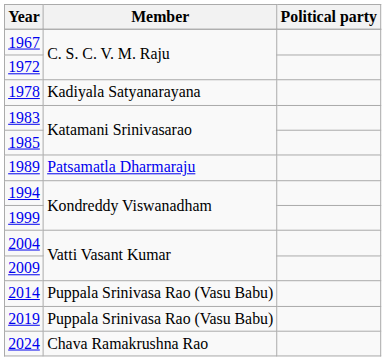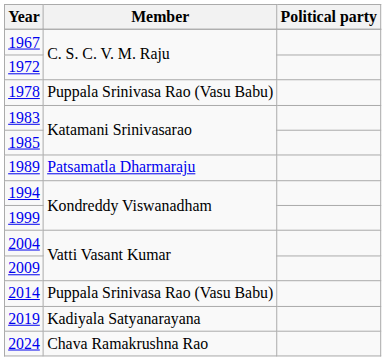(124, 92) Kadiyala Satyanarayana -> (160, 92) Puppala Srinivasa Rao (Vasu Babu)
(160, 318) Puppala Srinivasa Rao (Vasu Babu) -> (124, 318) Kadiyala Satyanarayana
